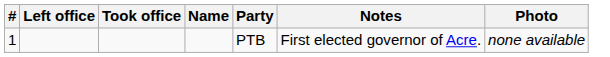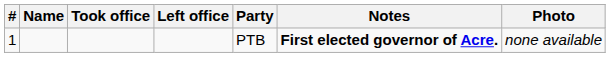columns swapped: (209, 16) <-> (59, 16)
(381, 40) normal -> (389, 40) bold
